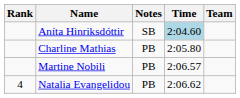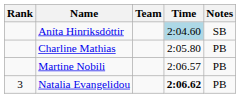columns swapped: (219, 13) <-> (149, 13)
(20, 84) 4 -> (20, 84) 3
(184, 84) normal -> (184, 84) bold
